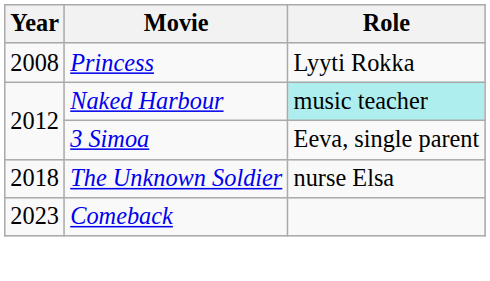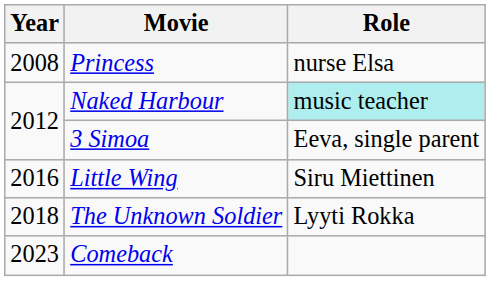(354, 62) Lyyti Rokka -> (344, 62) nurse Elsa
+ row: (124, 178)
(344, 178) nurse Elsa -> (354, 216) Lyyti Rokka
